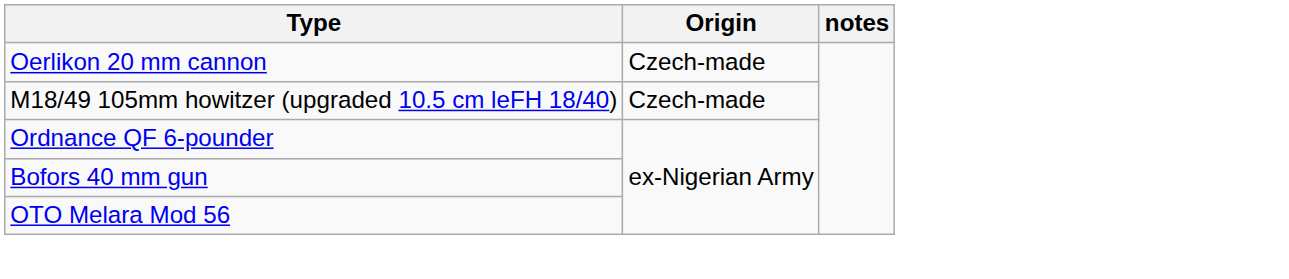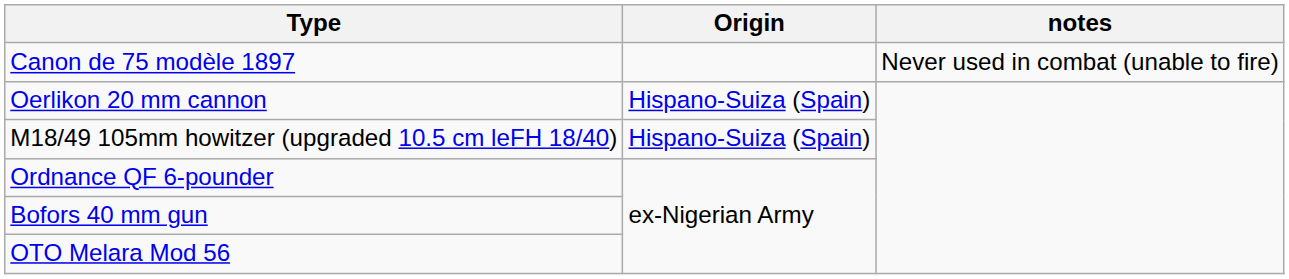+ row: (153, 61)
(697, 61) Czech-made -> (749, 100) Hispano-Suiza (Spain)
(697, 100) Czech-made -> (749, 138) Hispano-Suiza (Spain)
